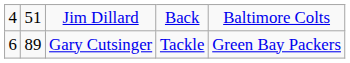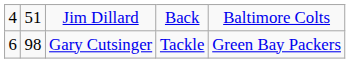(33, 44) 89 -> (33, 44) 98
